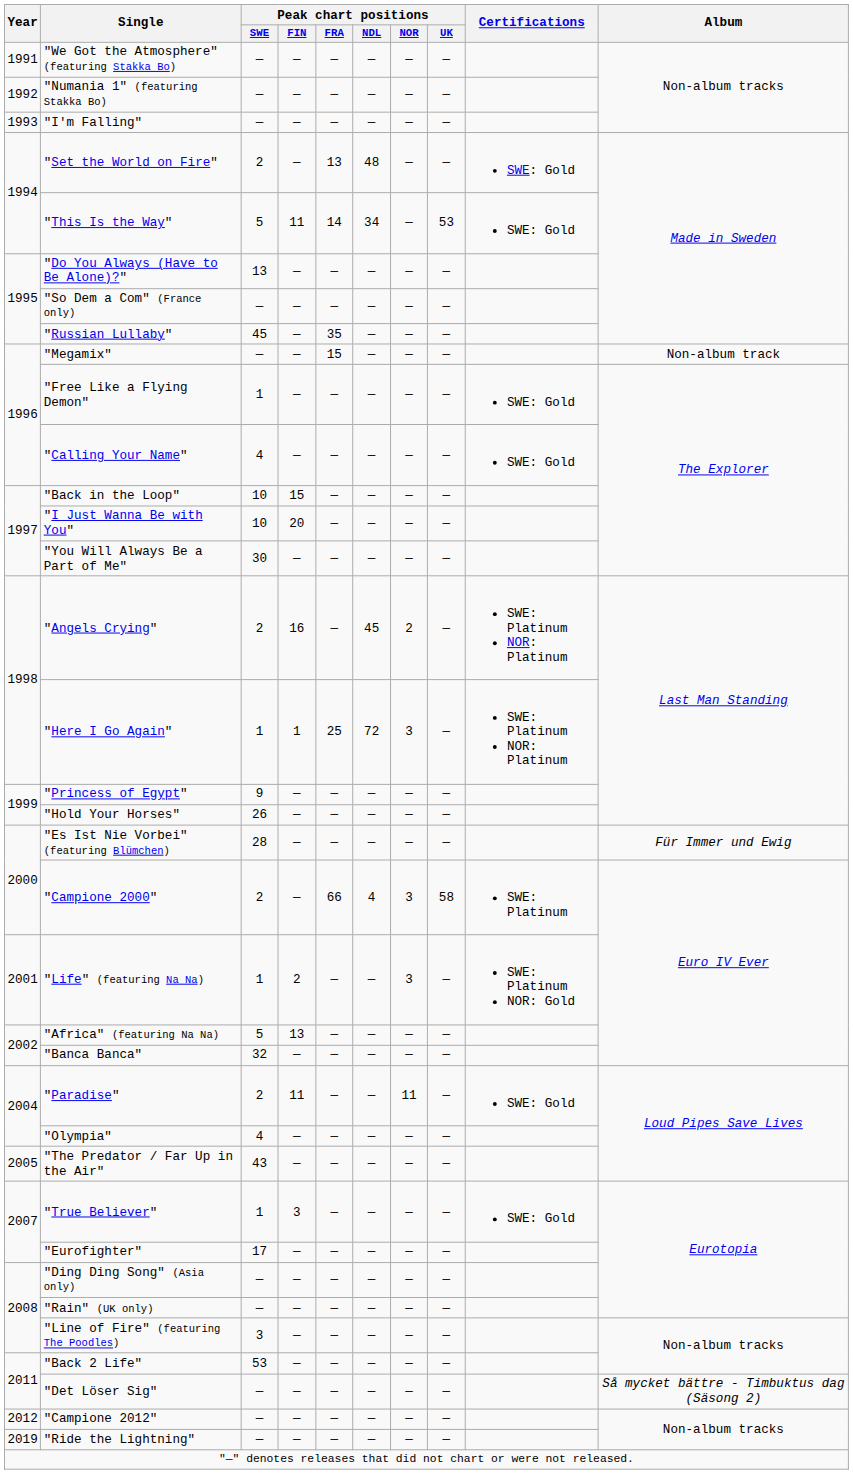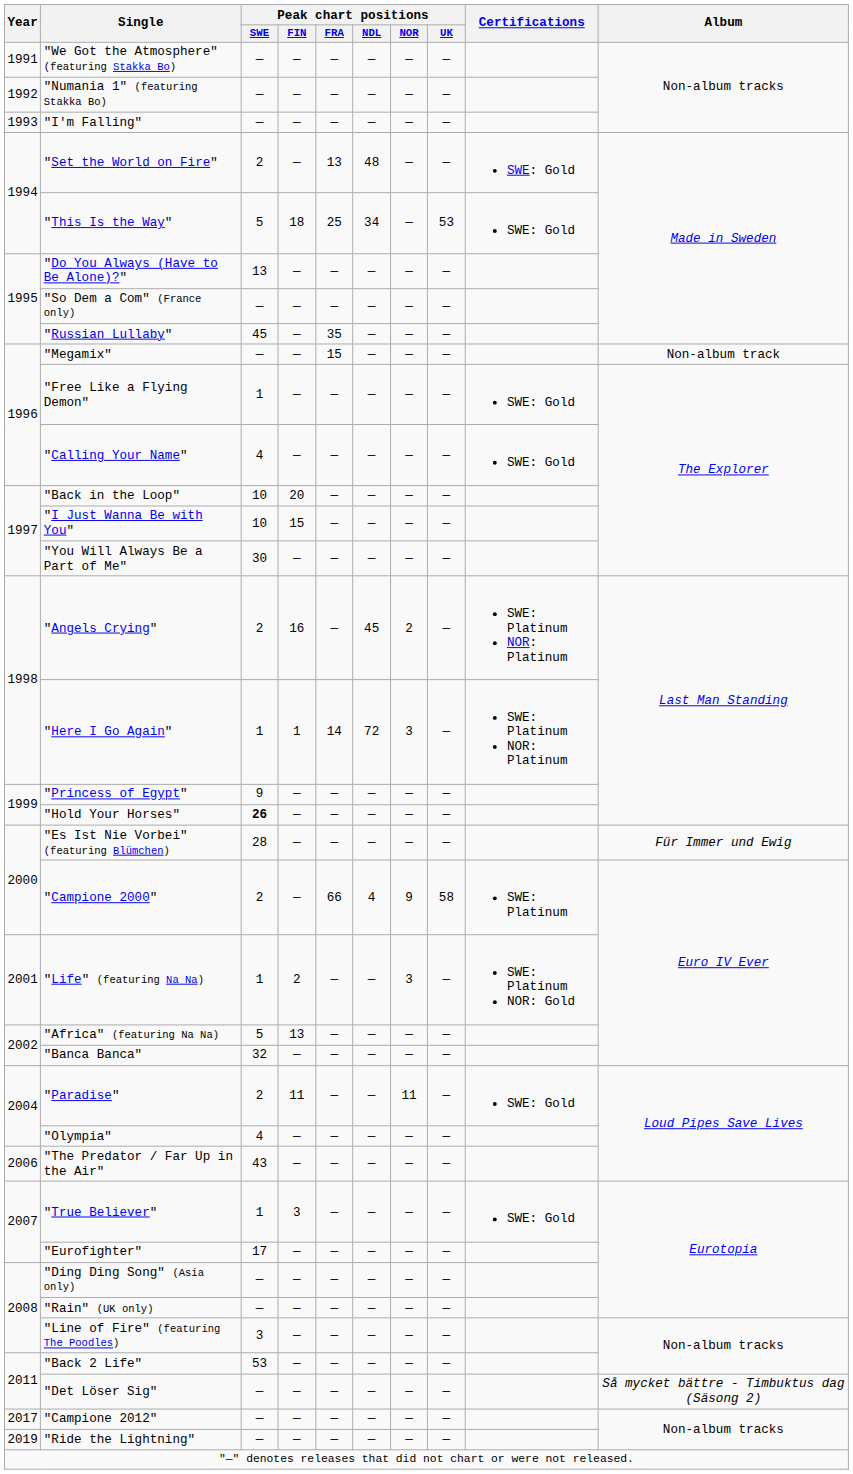(297, 223) 11 -> (297, 223) 18
(334, 223) 14 -> (334, 223) 25
(297, 496) 15 -> (297, 496) 20
(297, 523) 20 -> (297, 523) 15
(334, 732) 25 -> (334, 732) 14
(259, 815) normal -> (259, 815) bold
(409, 898) 3 -> (409, 898) 9
(23, 1164) 2005 -> (23, 1164) 2006
(23, 1419) 2012 -> (23, 1419) 2017
